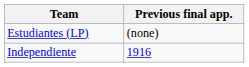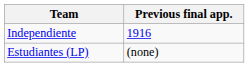rows swapped: (42, 52) <-> (48, 33)
